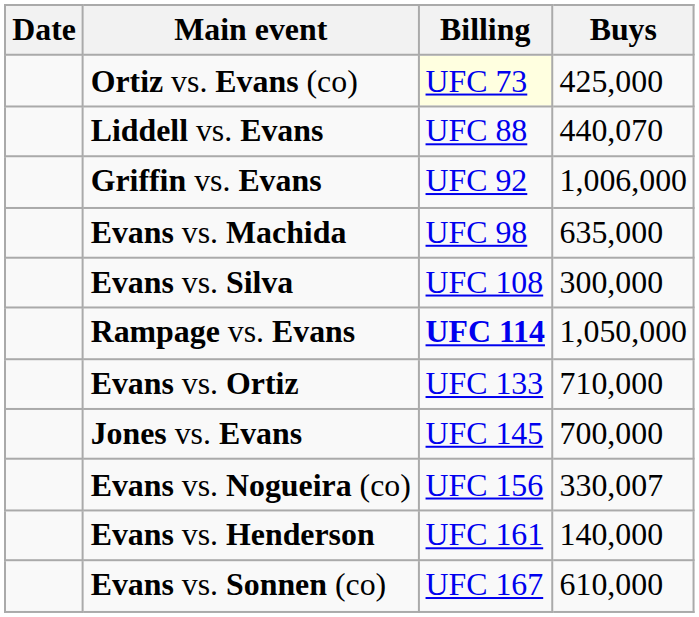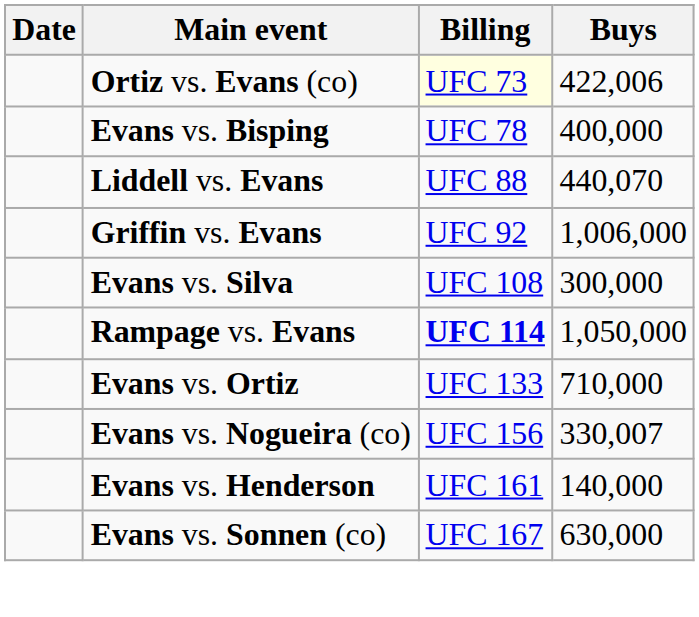(611, 80) 425,000 -> (611, 80) 422,006
+ row: (210, 130)
- row: (219, 231)
- row: (196, 433)
(611, 585) 610,000 -> (611, 534) 630,000
